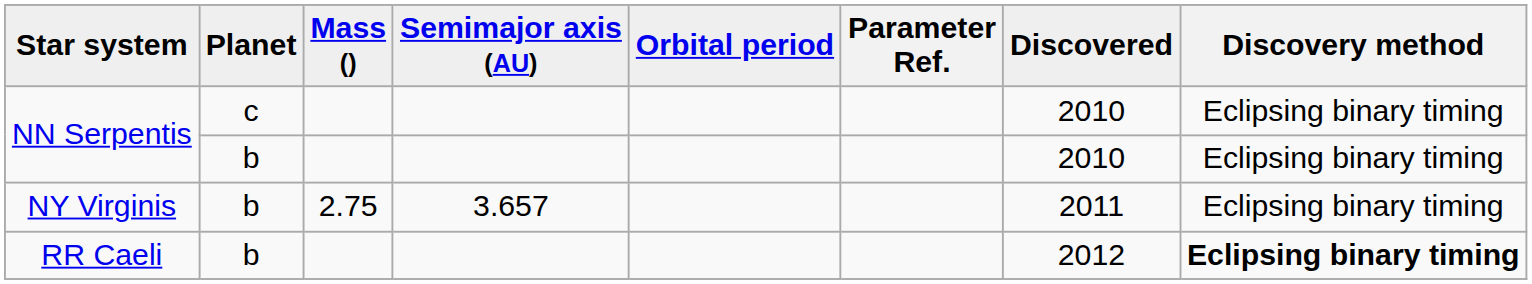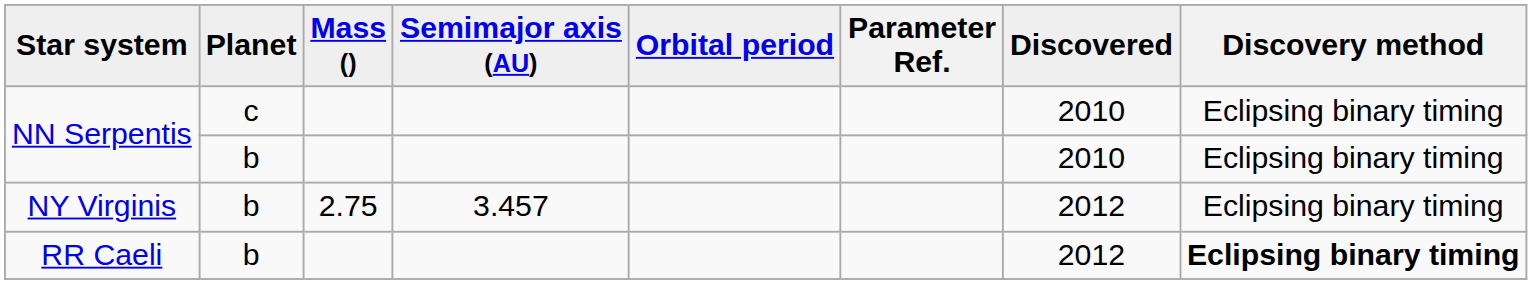(511, 206) 3.657 -> (511, 206) 3.457
(1091, 206) 2011 -> (1091, 206) 2012
